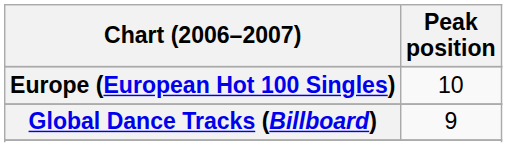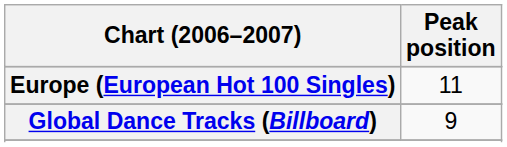(451, 85) 10 -> (451, 85) 11
